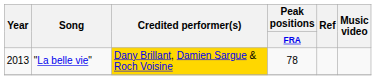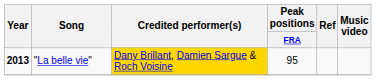(18, 61) normal -> (18, 61) bold
(292, 61) 78 -> (292, 61) 95
